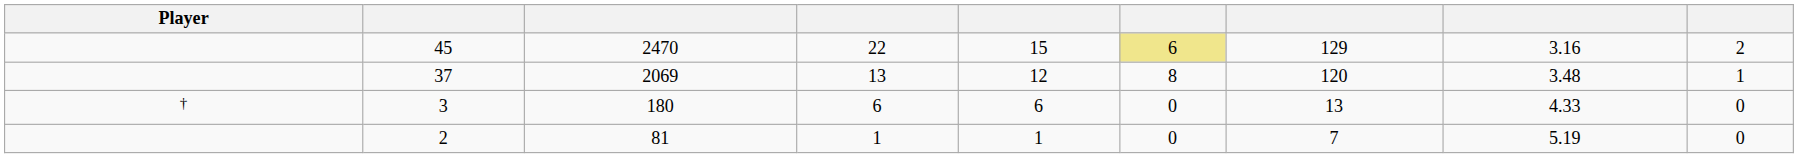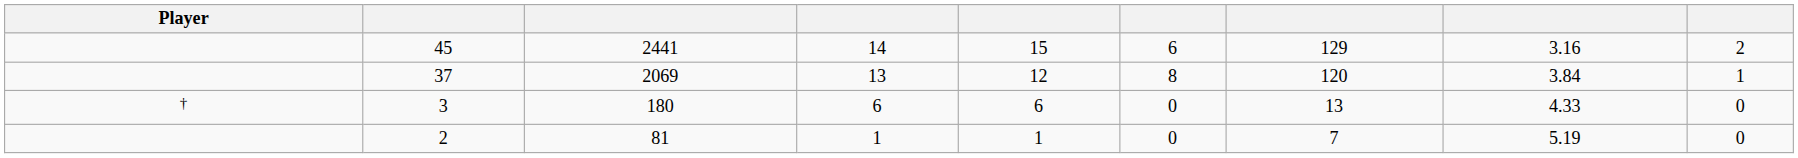(660, 47) 2470 -> (660, 47) 2441
(877, 47) 22 -> (877, 47) 14
(1173, 47) khaki background -> (1173, 47) no background
(1565, 76) 3.48 -> (1565, 76) 3.84
